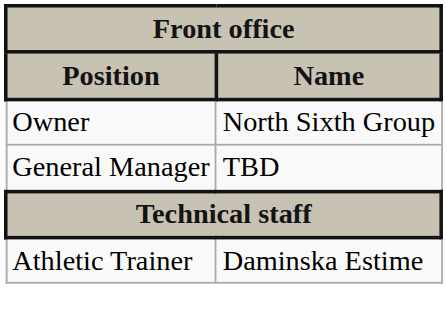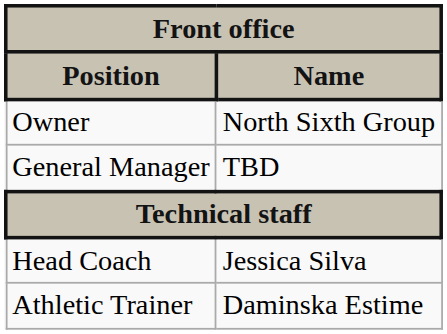+ row: (82, 260)
